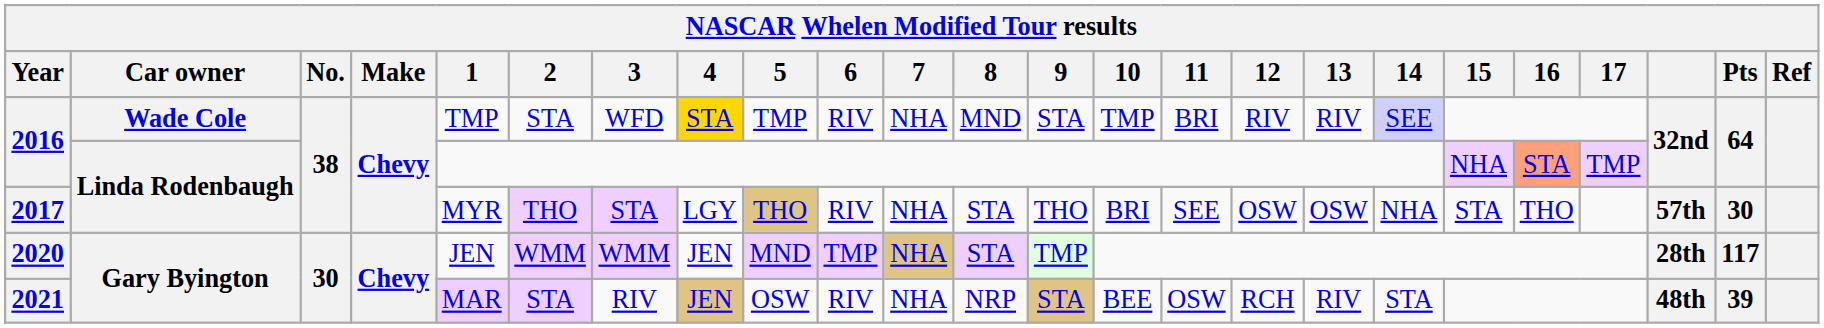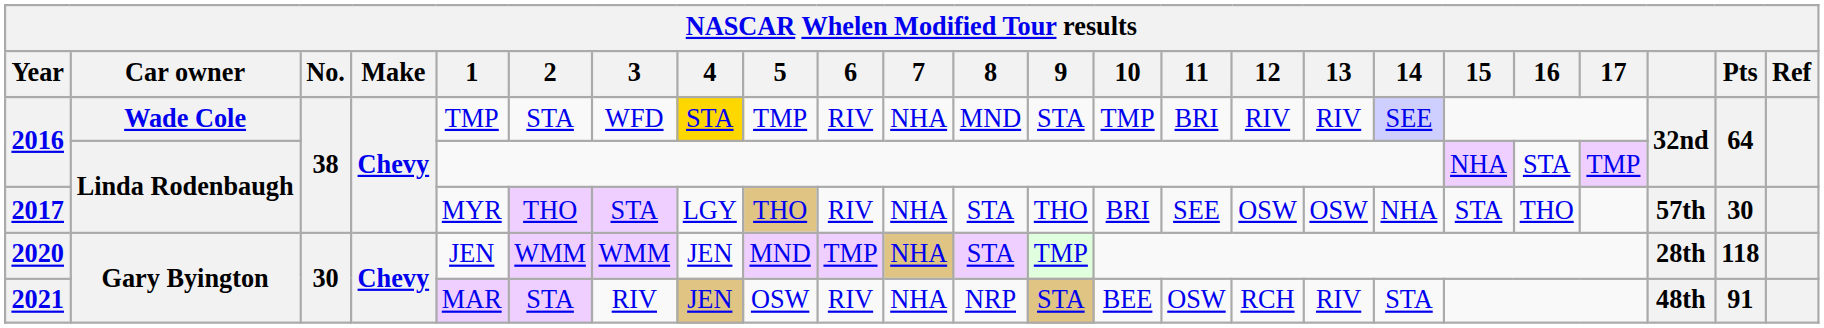(1547, 163) lightsalmon background -> (1547, 163) no background
(1740, 254) 117 -> (1740, 254) 118
(1740, 300) 39 -> (1740, 300) 91
